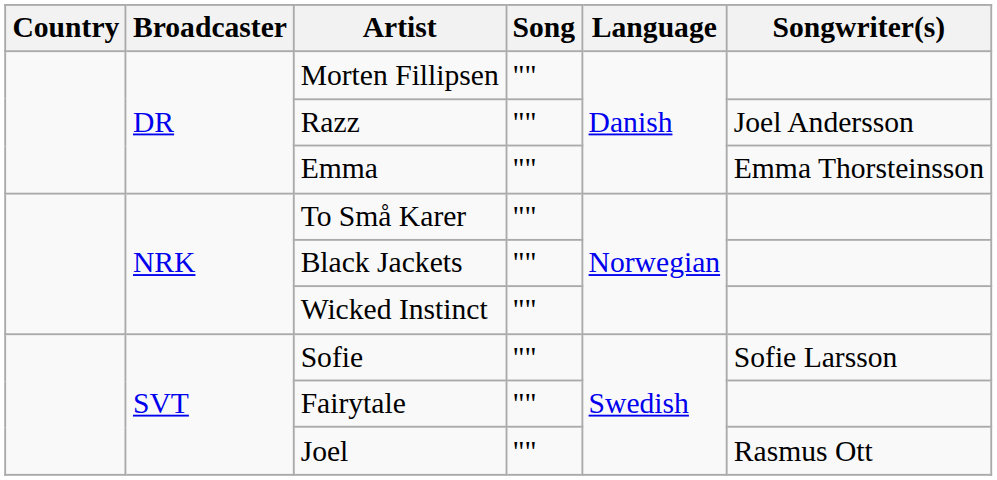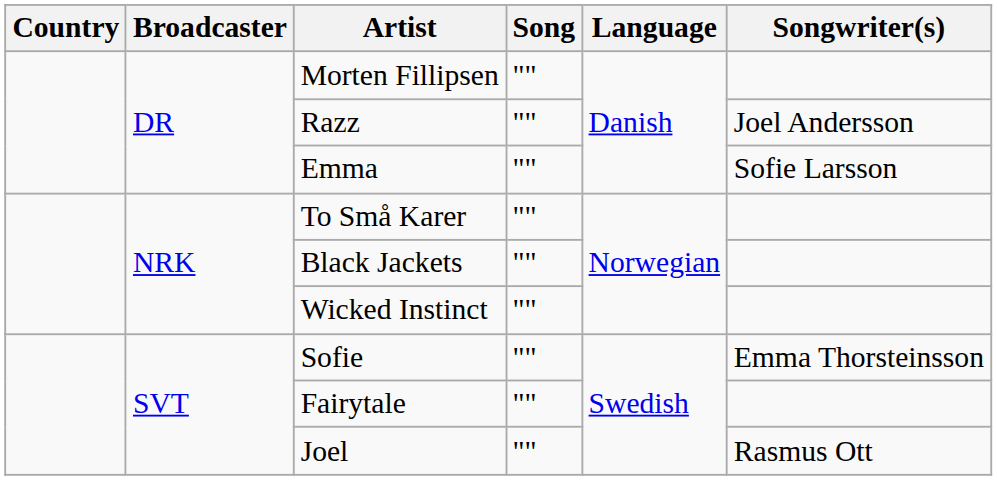(859, 168) Emma Thorsteinsson -> (816, 168) Sofie Larsson
(816, 356) Sofie Larsson -> (859, 356) Emma Thorsteinsson
